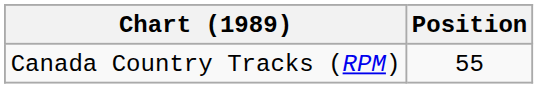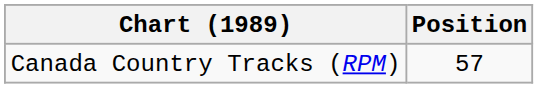(470, 64) 55 -> (470, 64) 57
